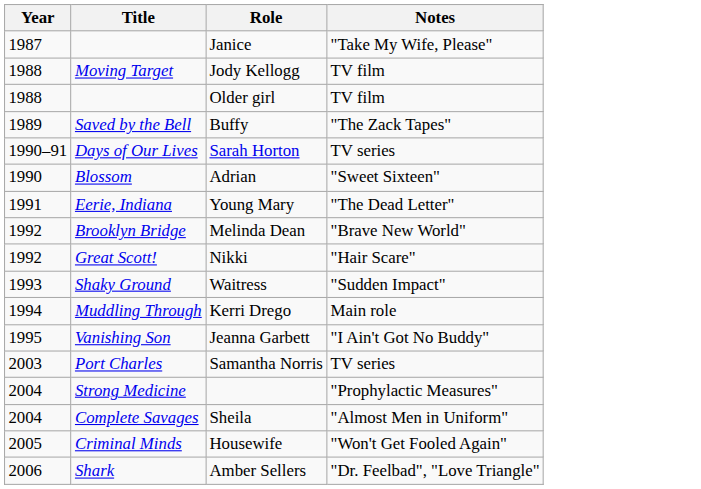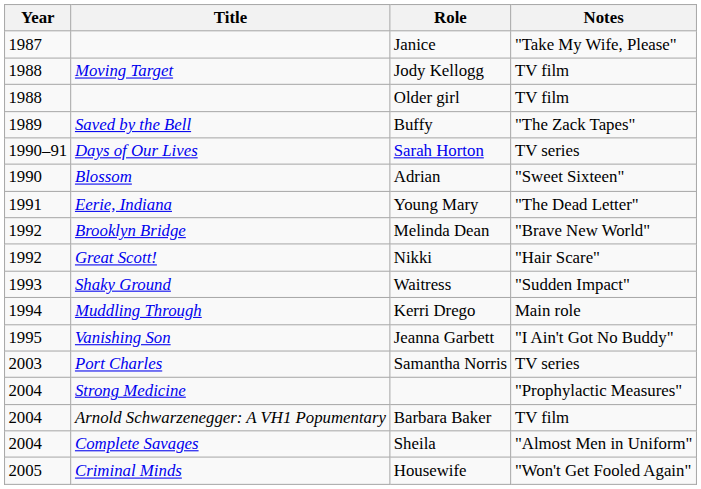+ row: (443, 417)
- row: (258, 470)
